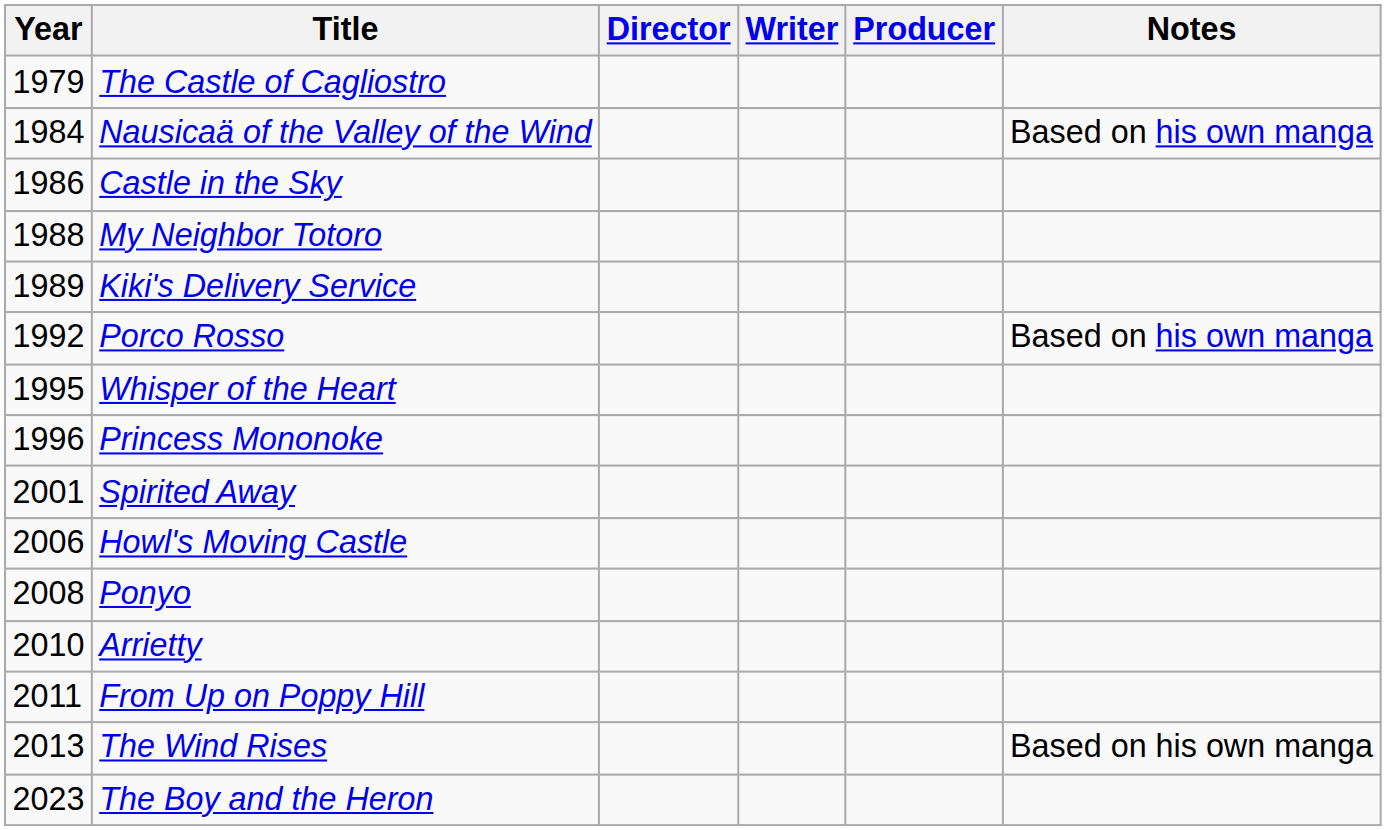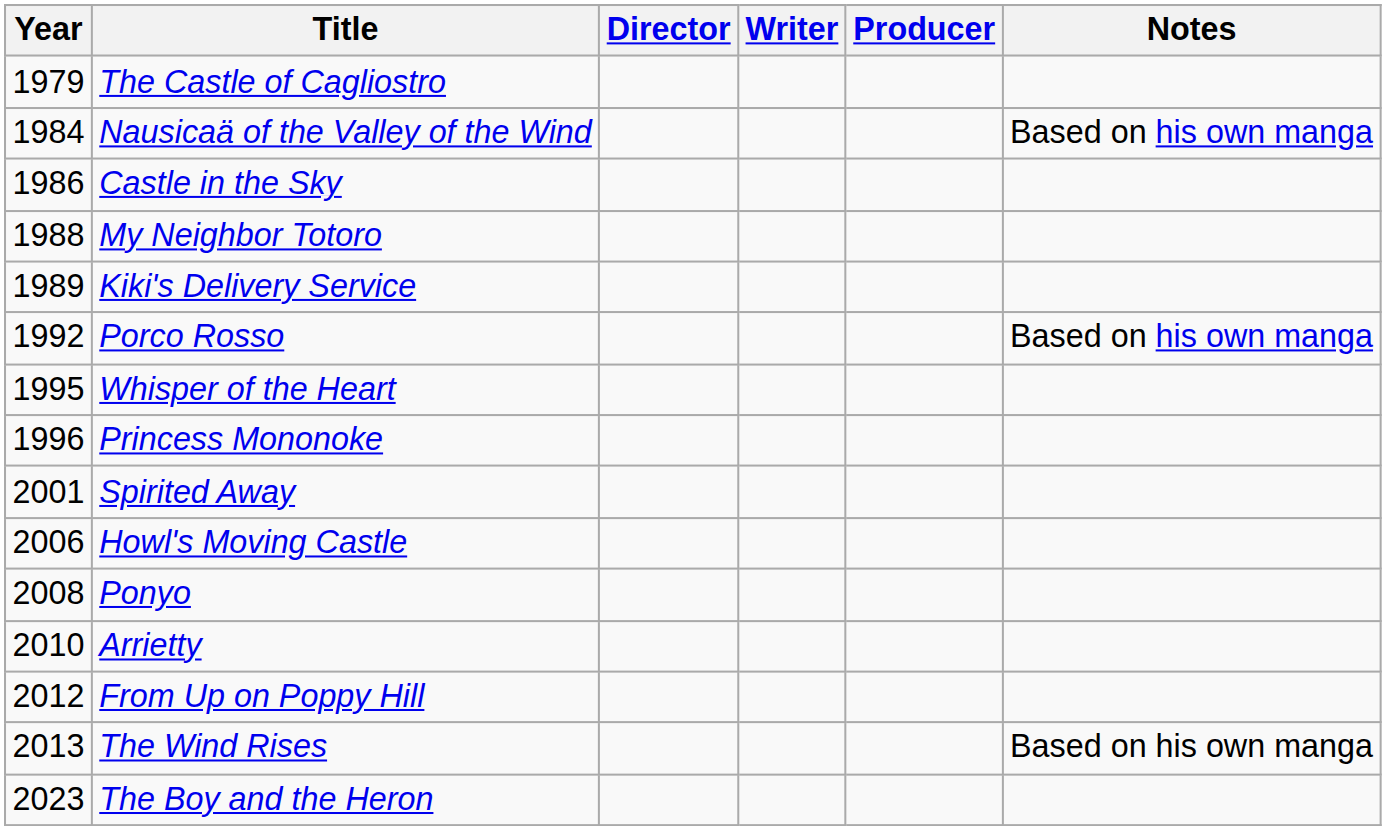(47, 696) 2011 -> (48, 696) 2012
